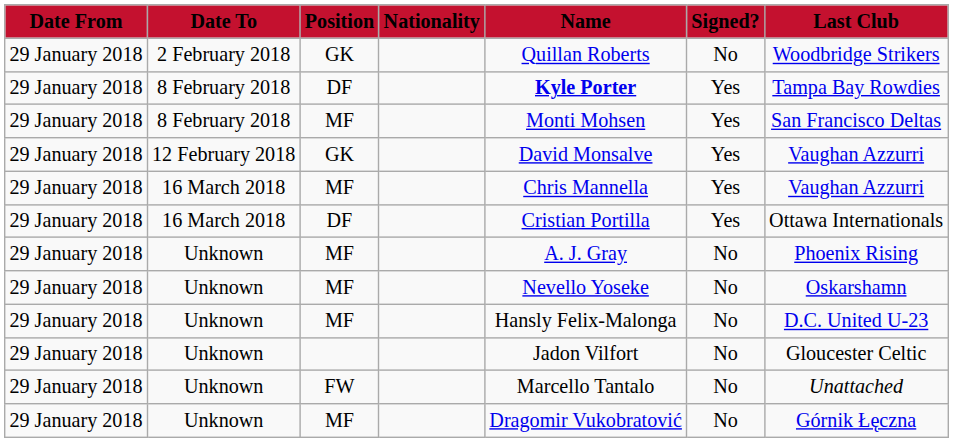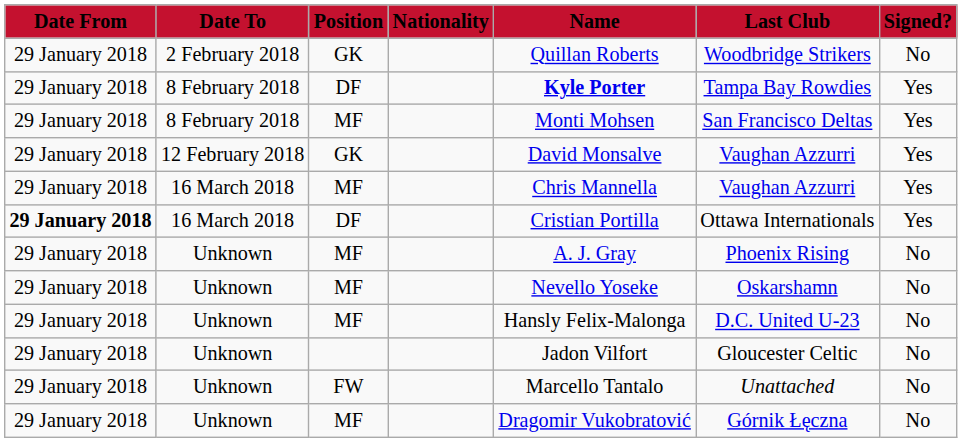columns swapped: (856, 21) <-> (726, 21)
(76, 221) normal -> (81, 221) bold
